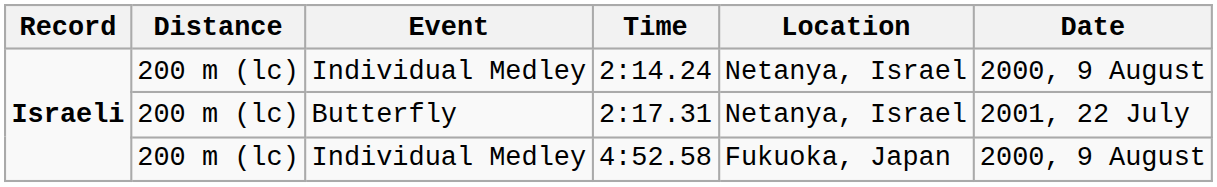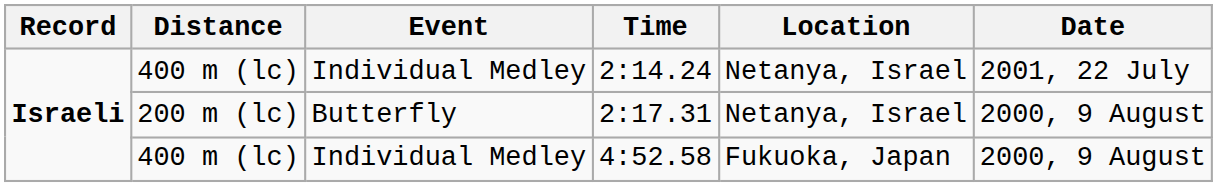(218, 71) 200 m (lc) -> (218, 71) 400 m (lc)
(1093, 71) 2000, 9 August -> (1085, 71) 2001, 22 July
(1085, 115) 2001, 22 July -> (1093, 115) 2000, 9 August
(218, 159) 200 m (lc) -> (218, 159) 400 m (lc)
